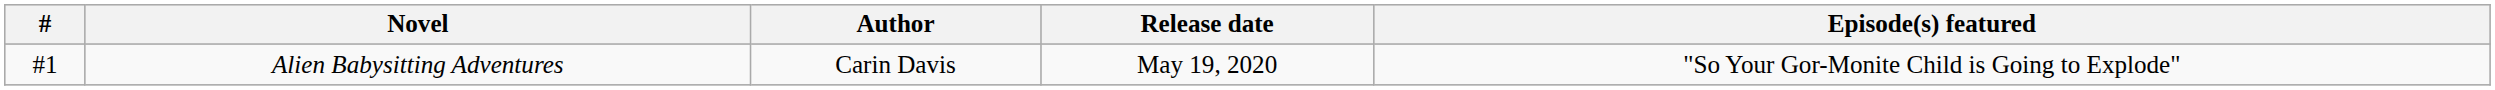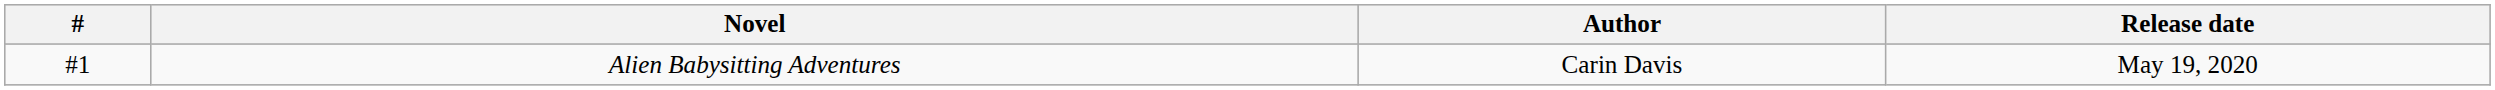- column: (1932, 24)
